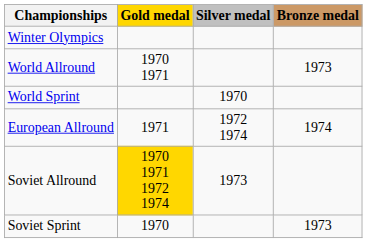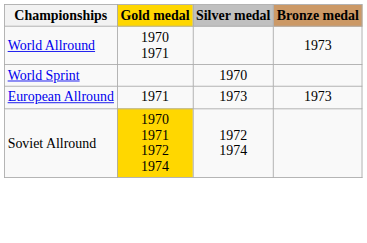- row: (55, 37)
(233, 127) 1972 1974 -> (233, 97) 1973
(318, 127) 1974 -> (318, 97) 1973
(233, 180) 1973 -> (233, 142) 1972 1974
- row: (44, 226)
